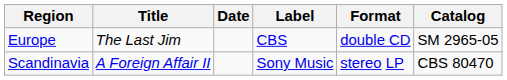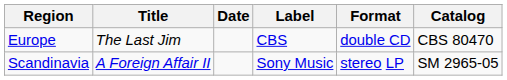(458, 39) SM 2965-05 -> (455, 39) CBS 80470
(455, 63) CBS 80470 -> (458, 63) SM 2965-05
